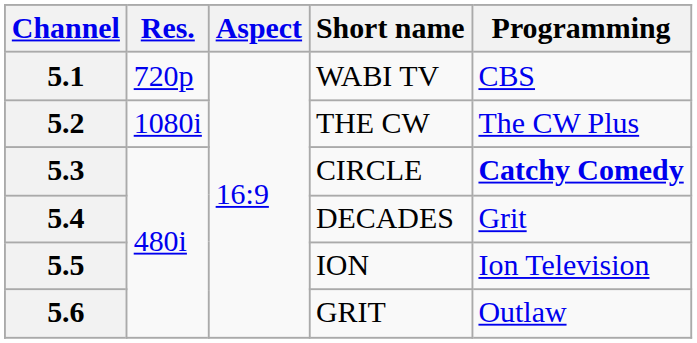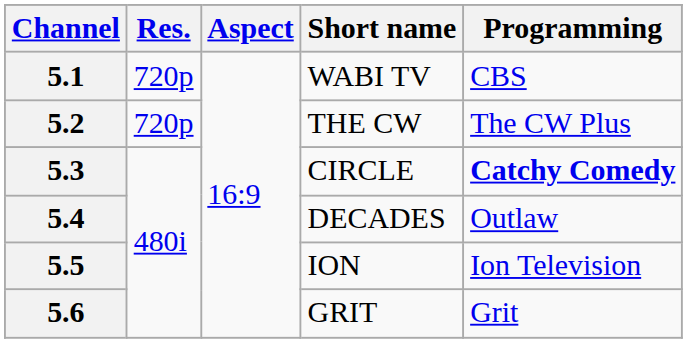(168, 123) 1080i -> (164, 123) 720p
(503, 218) Grit -> (514, 218) Outlaw
(523, 312) Outlaw -> (494, 312) Grit
